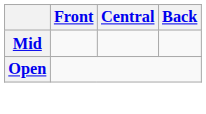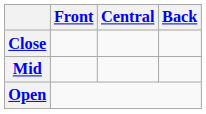+ row: (27, 43)
